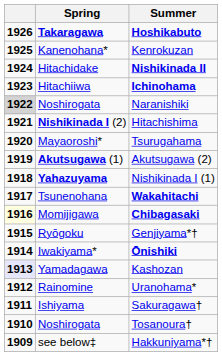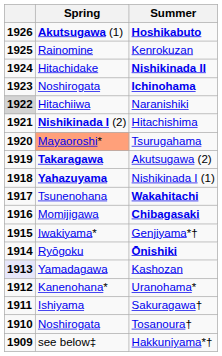(71, 31) Takaragawa -> (81, 31) Akutsugawa (1)
(73, 50) Kanenohana* -> (65, 50) Rainomine
(64, 86) Hitachiiwa -> (69, 86) Noshirogata
(69, 104) Noshirogata -> (64, 104) Hitachiiwa
(70, 141) no background -> (70, 141) lightsalmon background
(81, 159) Akutsugawa (1) -> (71, 159) Takaragawa
(20, 214) lightyellow background -> (20, 214) no background
(61, 232) Ryōgoku -> (67, 232) Iwakiyama*
(67, 251) Iwakiyama* -> (61, 251) Ryōgoku
(65, 287) Rainomine -> (73, 287) Kanenohana*
